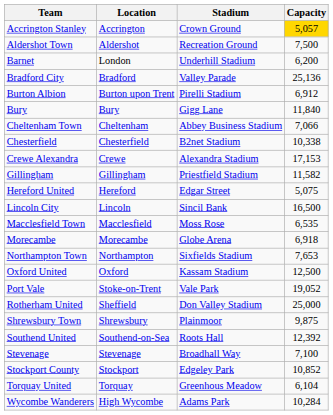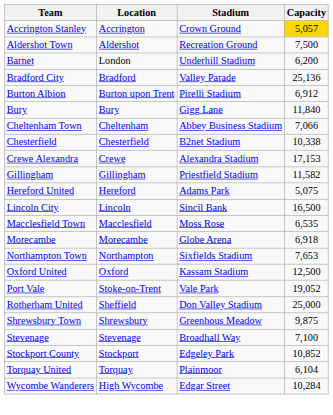(205, 191) Edgar Street -> (204, 191) Adams Park
(201, 321) Plainmoor -> (221, 321) Greenhous Meadow
- row: (41, 337)
(221, 386) Greenhous Meadow -> (201, 369) Plainmoor
(204, 402) Adams Park -> (205, 386) Edgar Street
